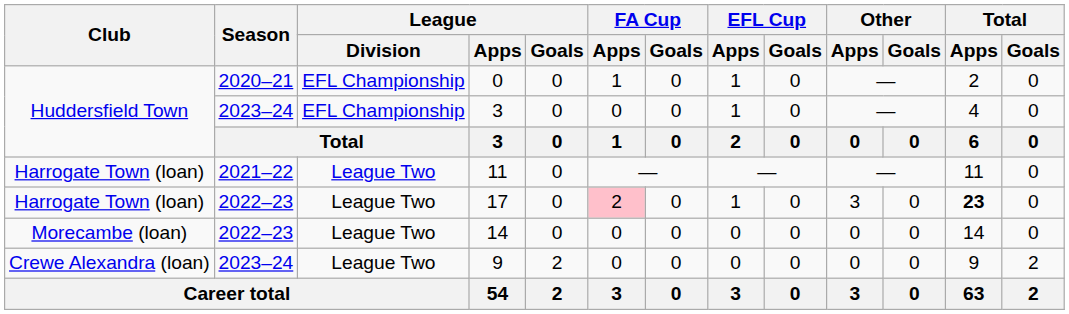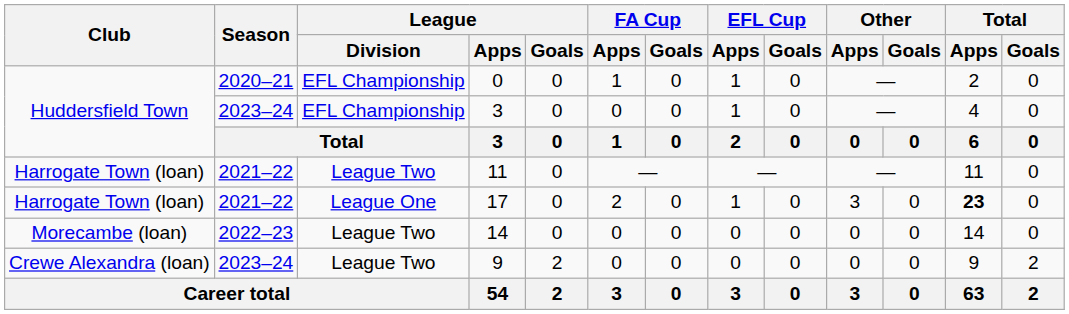(256, 202) 2022–23 -> (256, 202) 2021–22
(383, 202) League Two -> (383, 202) League One
(617, 202) pink background -> (617, 202) no background
